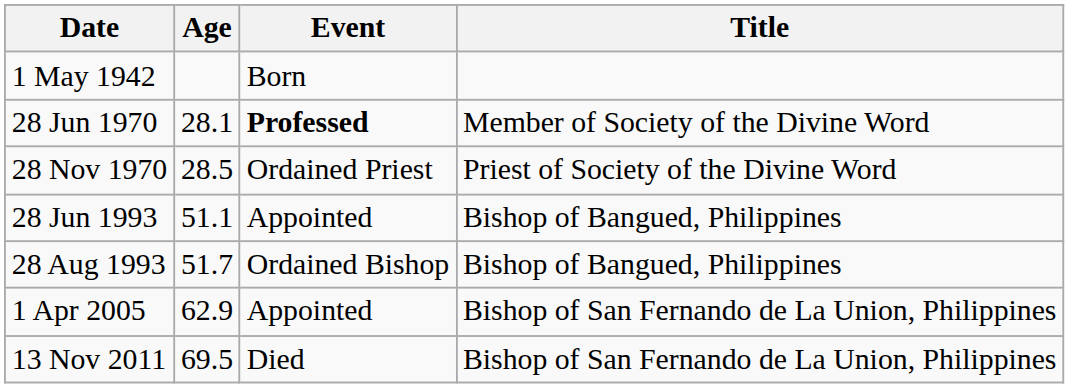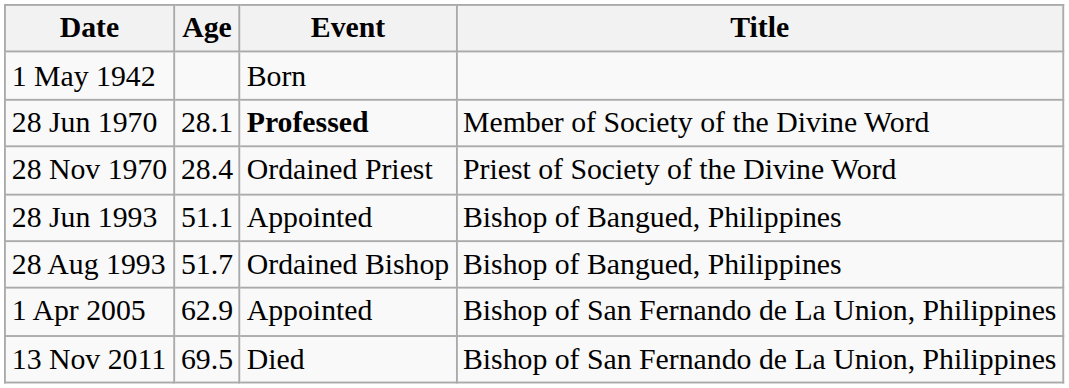(207, 169) 28.5 -> (207, 169) 28.4
